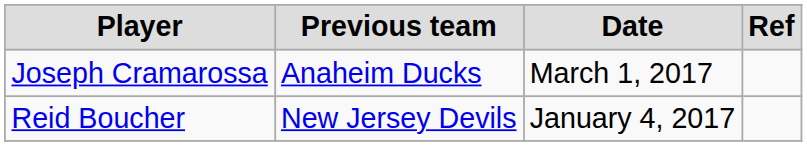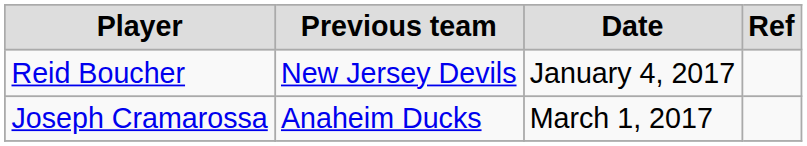rows swapped: (98, 118) <-> (140, 72)
